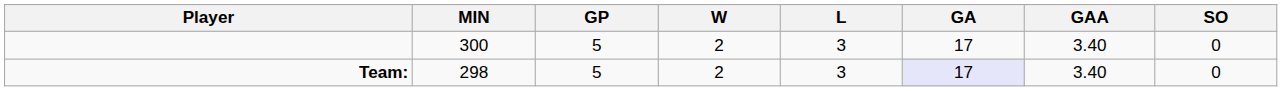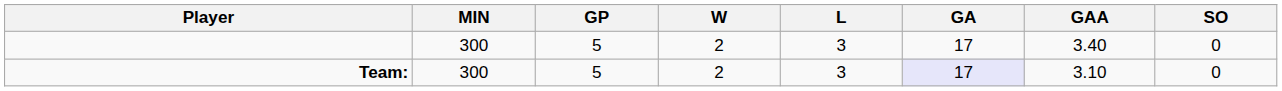(474, 72) 298 -> (474, 72) 300
(1090, 72) 3.40 -> (1090, 72) 3.10
